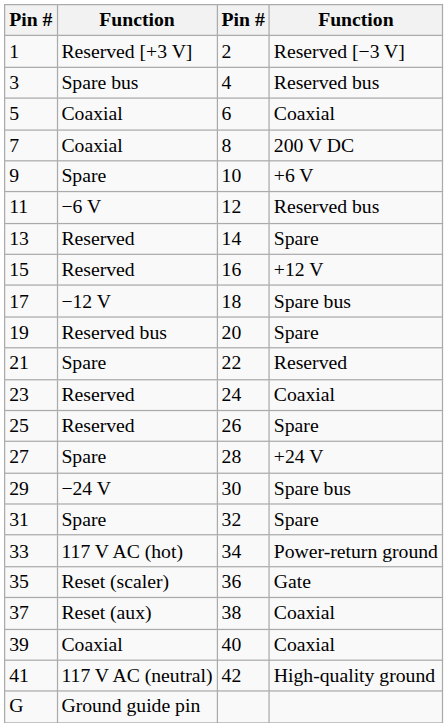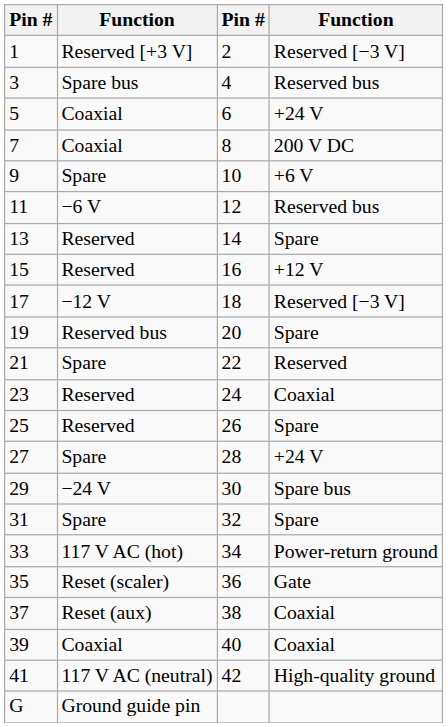(304, 113) Coaxial -> (299, 113) +24 V
(312, 301) Spare bus -> (339, 301) Reserved [−3 V]
